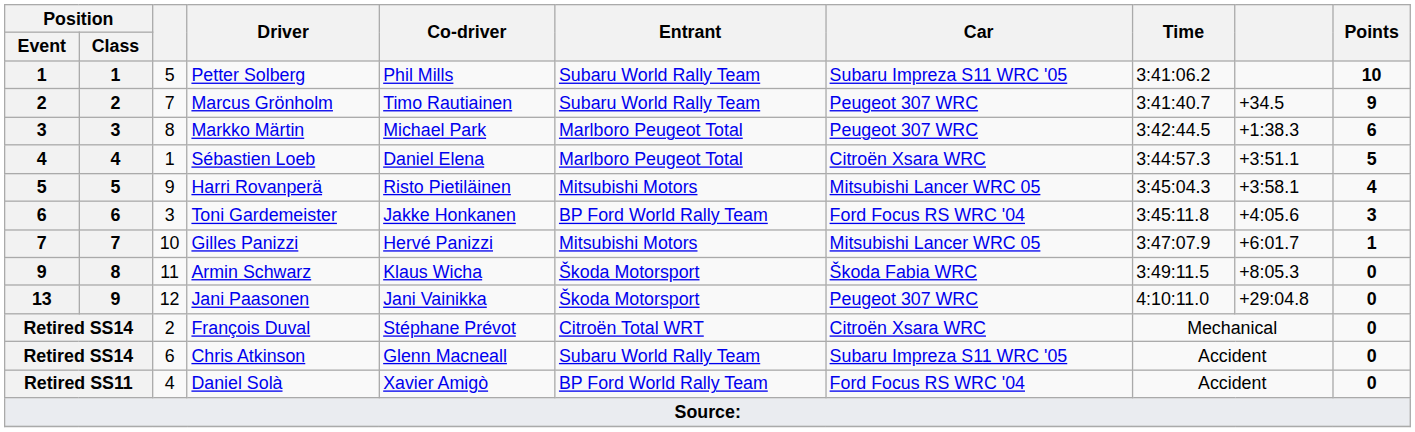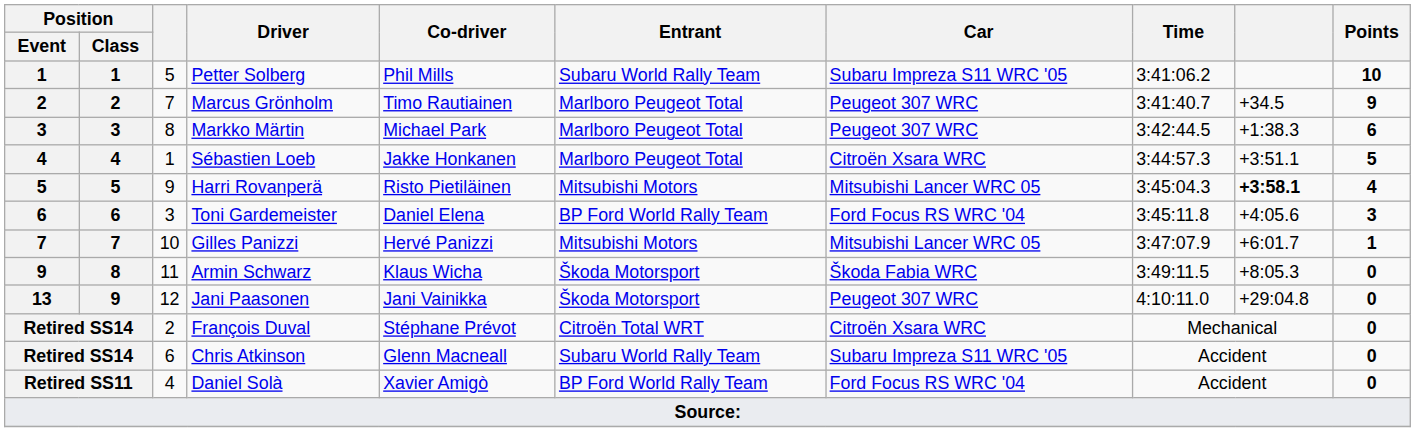(660, 103) Subaru World Rally Team -> (651, 103) Marlboro Peugeot Total
(434, 159) Daniel Elena -> (449, 159) Jakke Honkanen
(1269, 187) normal -> (1270, 187) bold
(449, 215) Jakke Honkanen -> (434, 215) Daniel Elena
